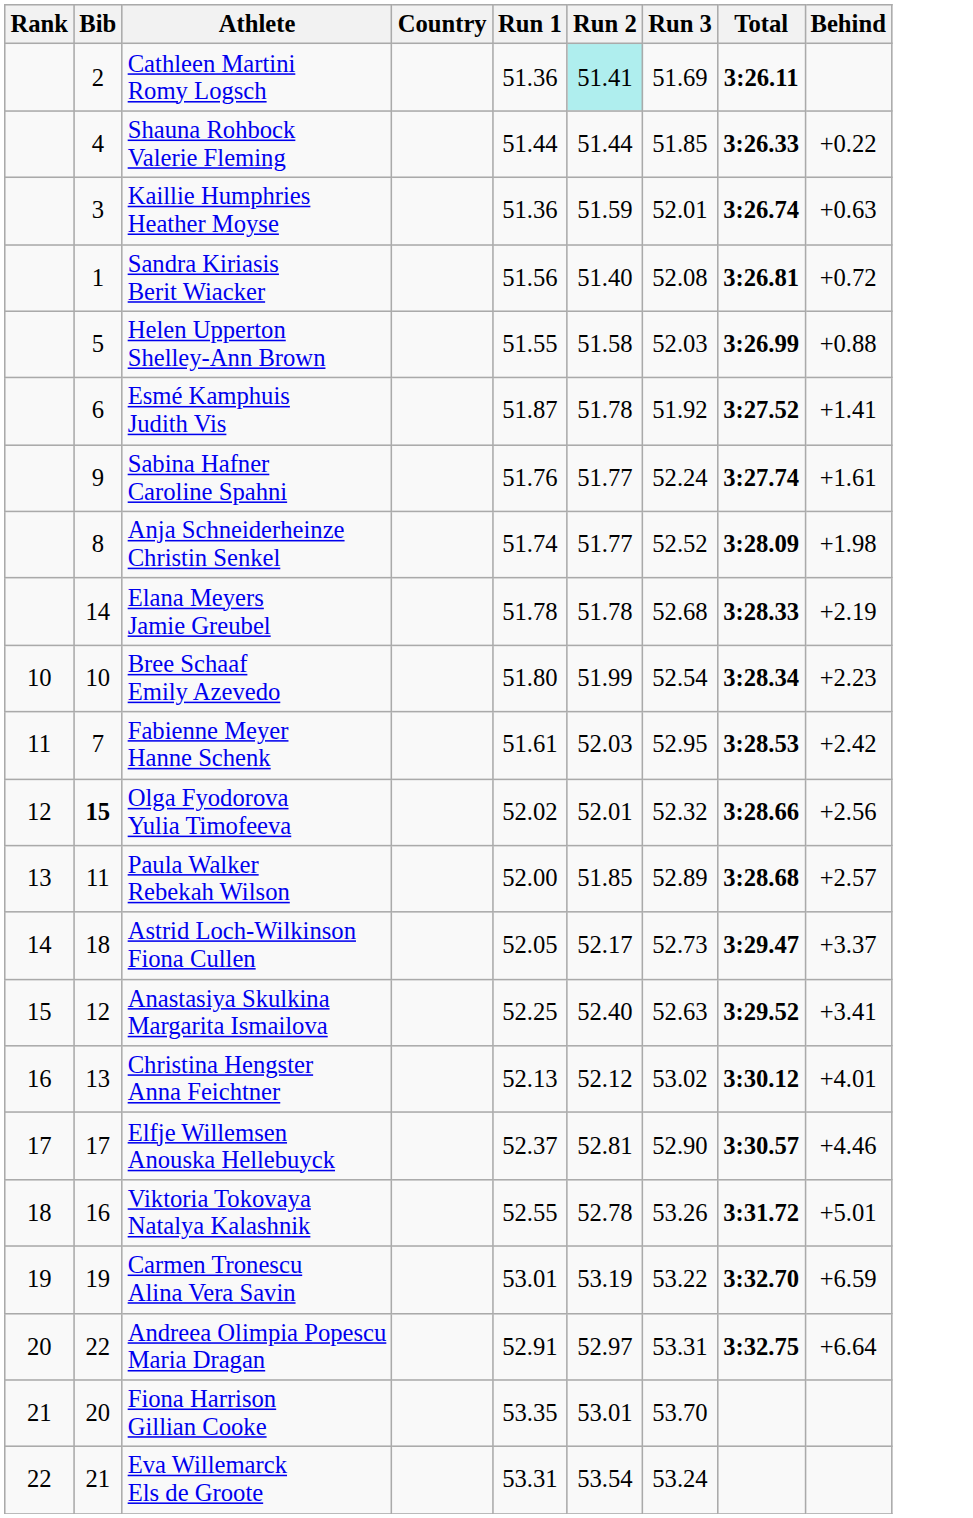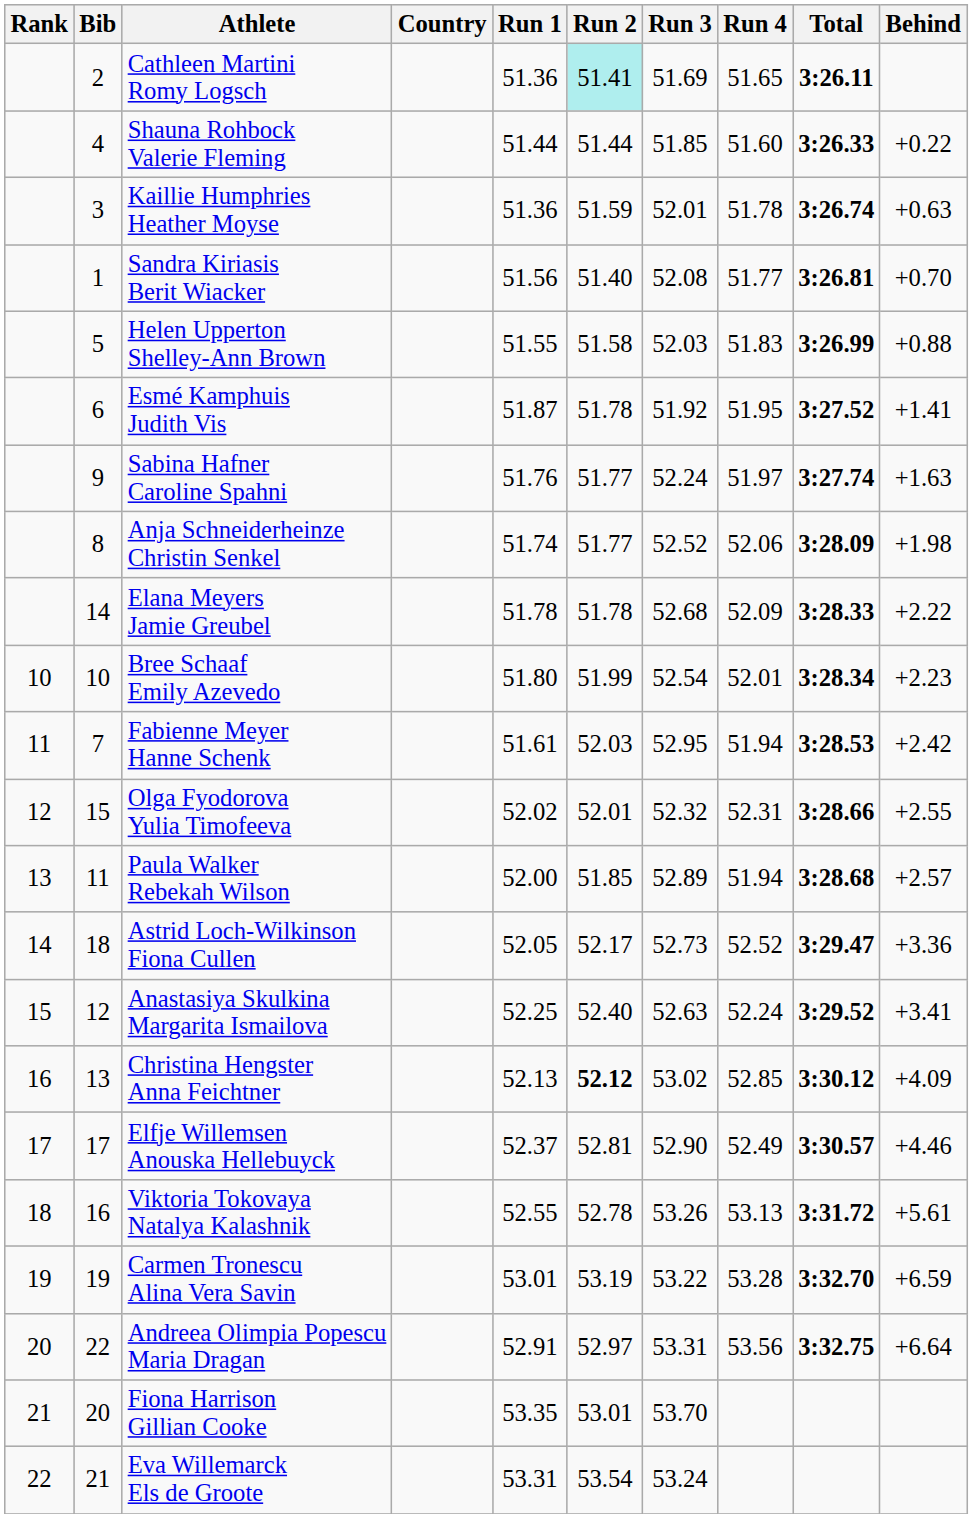+ column: (755, 24)
(848, 277) +0.72 -> (923, 277) +0.70
(848, 477) +1.61 -> (923, 477) +1.63
(848, 611) +2.19 -> (923, 611) +2.22
(98, 811) bold -> (98, 811) normal
(848, 811) +2.56 -> (923, 811) +2.55
(848, 945) +3.37 -> (923, 945) +3.36
(605, 1078) normal -> (605, 1078) bold
(848, 1078) +4.01 -> (923, 1078) +4.09
(848, 1212) +5.01 -> (923, 1212) +5.61
